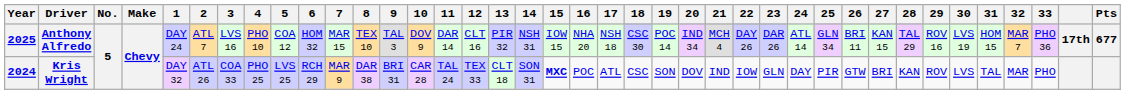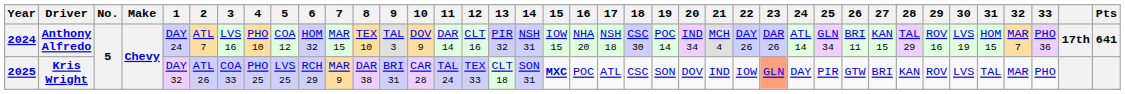(22, 40) 2025 -> (22, 40) 2024
(1106, 40) 677 -> (1106, 40) 641
(22, 72) 2024 -> (22, 72) 2025
(774, 72) no background -> (774, 72) lightsalmon background
